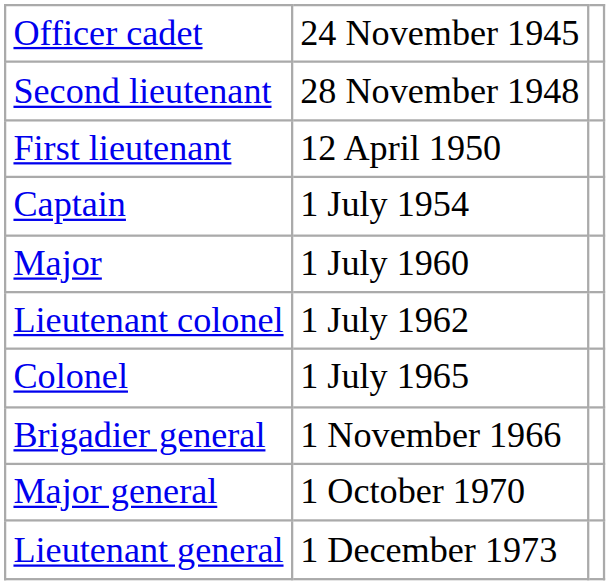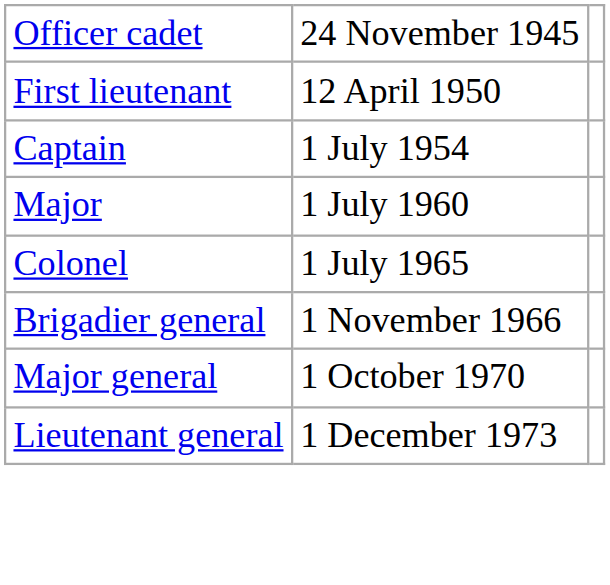- row: (142, 90)
- row: (149, 319)
